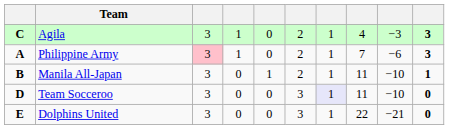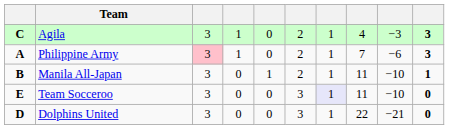(20, 94) D -> (20, 94) E
(20, 114) E -> (20, 114) D
